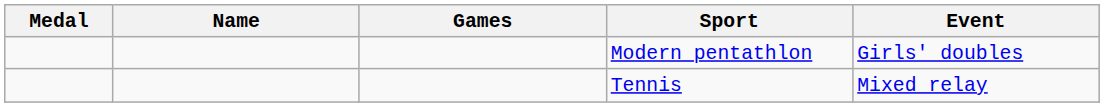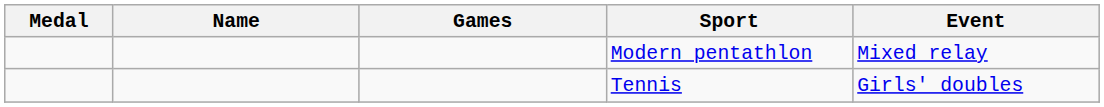(940, 53) Girls' doubles -> (922, 53) Mixed relay
(922, 85) Mixed relay -> (940, 85) Girls' doubles
